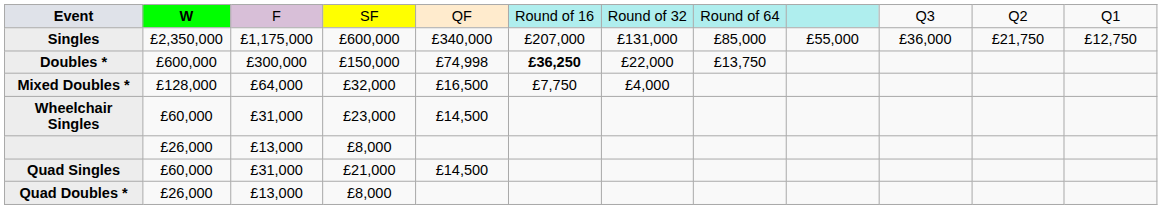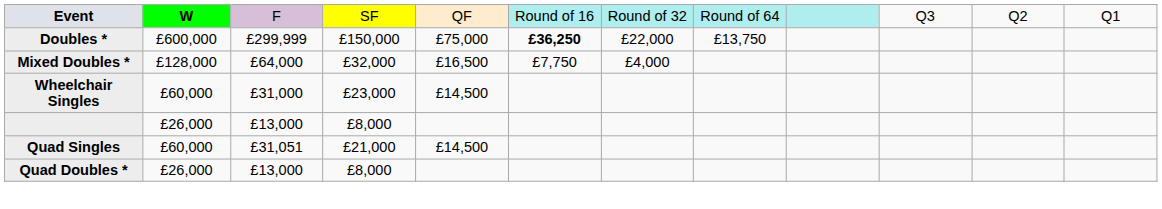- row: (74, 39)
(277, 62) £300,000 -> (277, 39) £299,999
(462, 62) £74,998 -> (462, 39) £75,000
(277, 170) £31,000 -> (277, 147) £31,051
